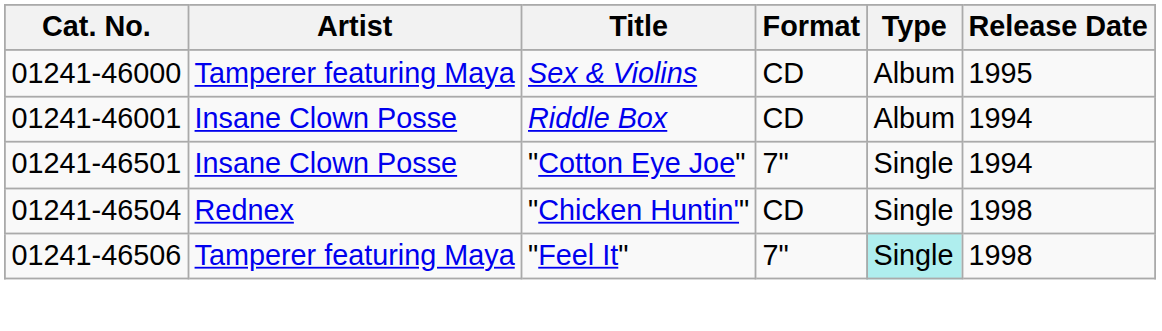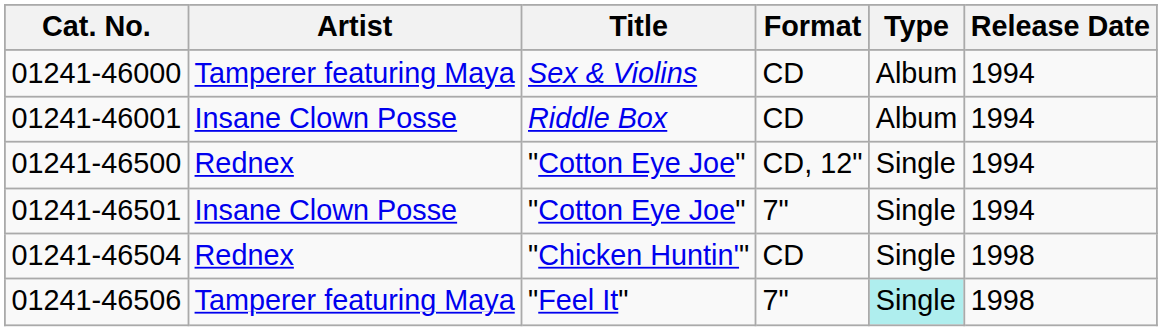(1000, 73) 1995 -> (1003, 73) 1994
+ row: (96, 164)
